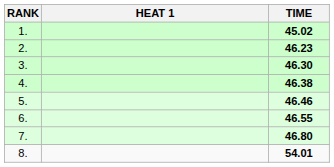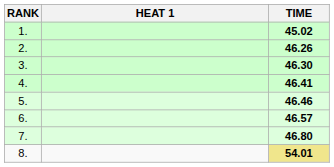(299, 49) 46.23 -> (299, 49) 46.26
(299, 84) 46.38 -> (299, 84) 46.41
(299, 119) 46.55 -> (299, 119) 46.57
(299, 154) no background -> (299, 154) khaki background
